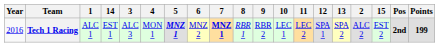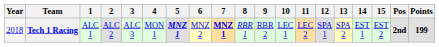columns swapped: (361, 11) <-> (110, 11)
(15, 29) 2016 -> (15, 29) 2018
